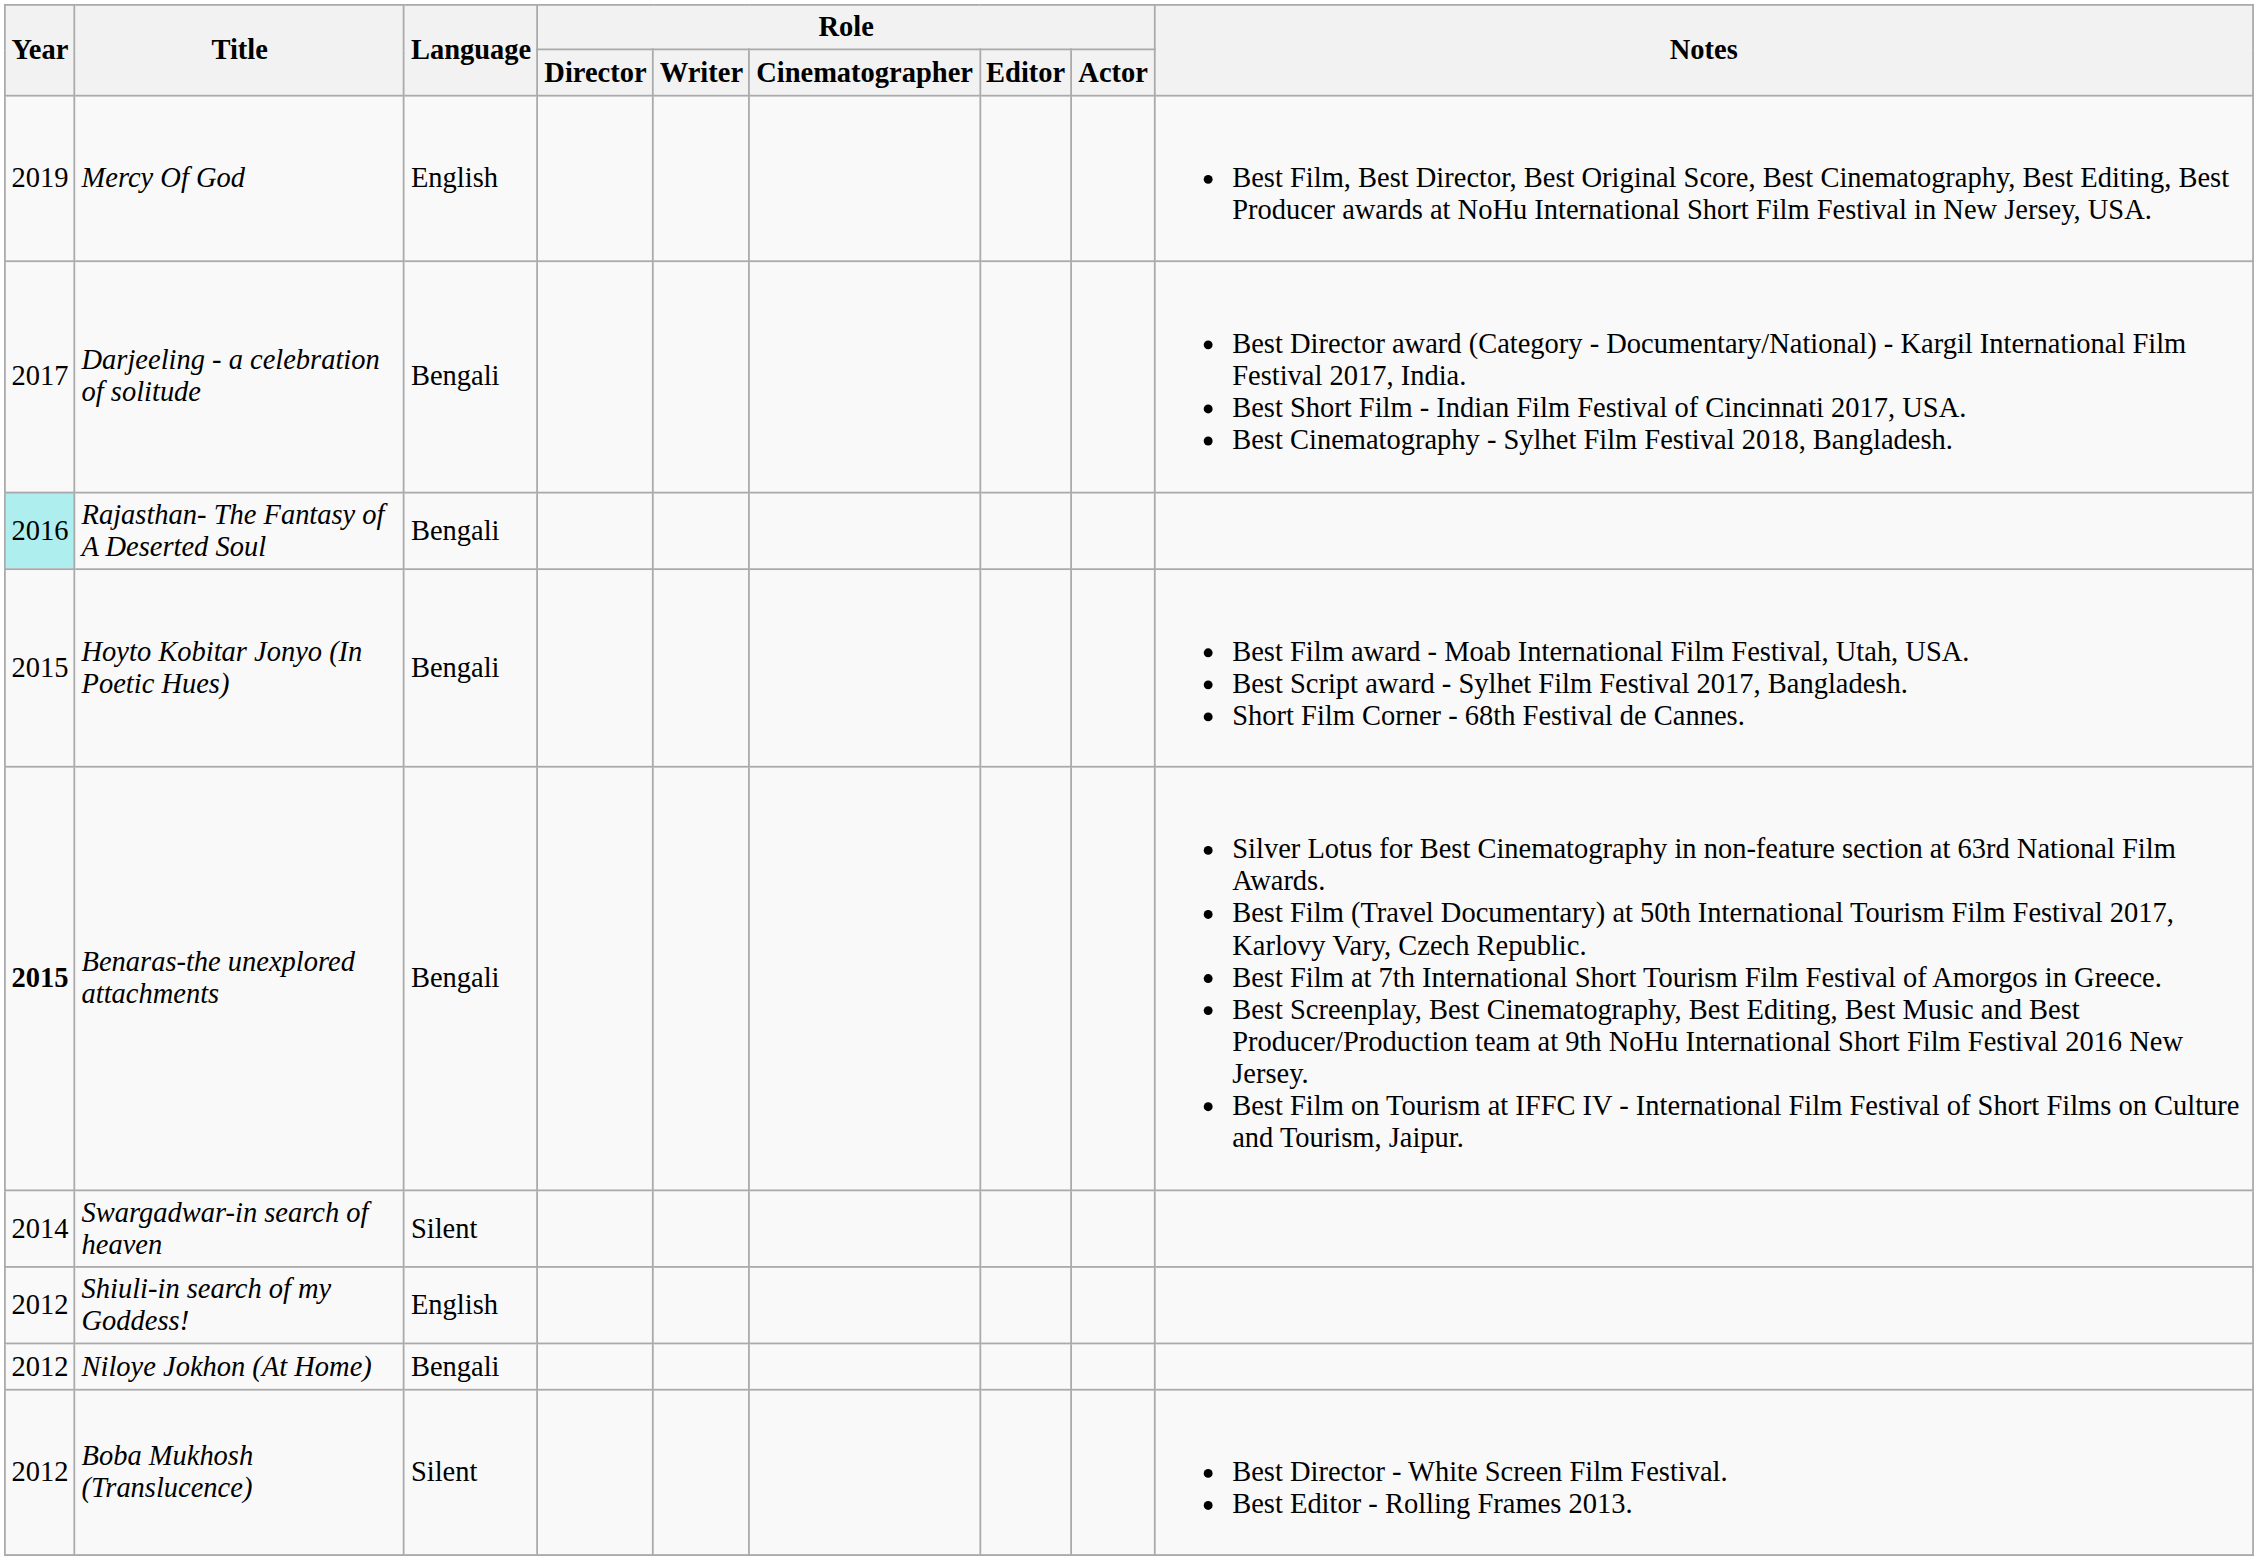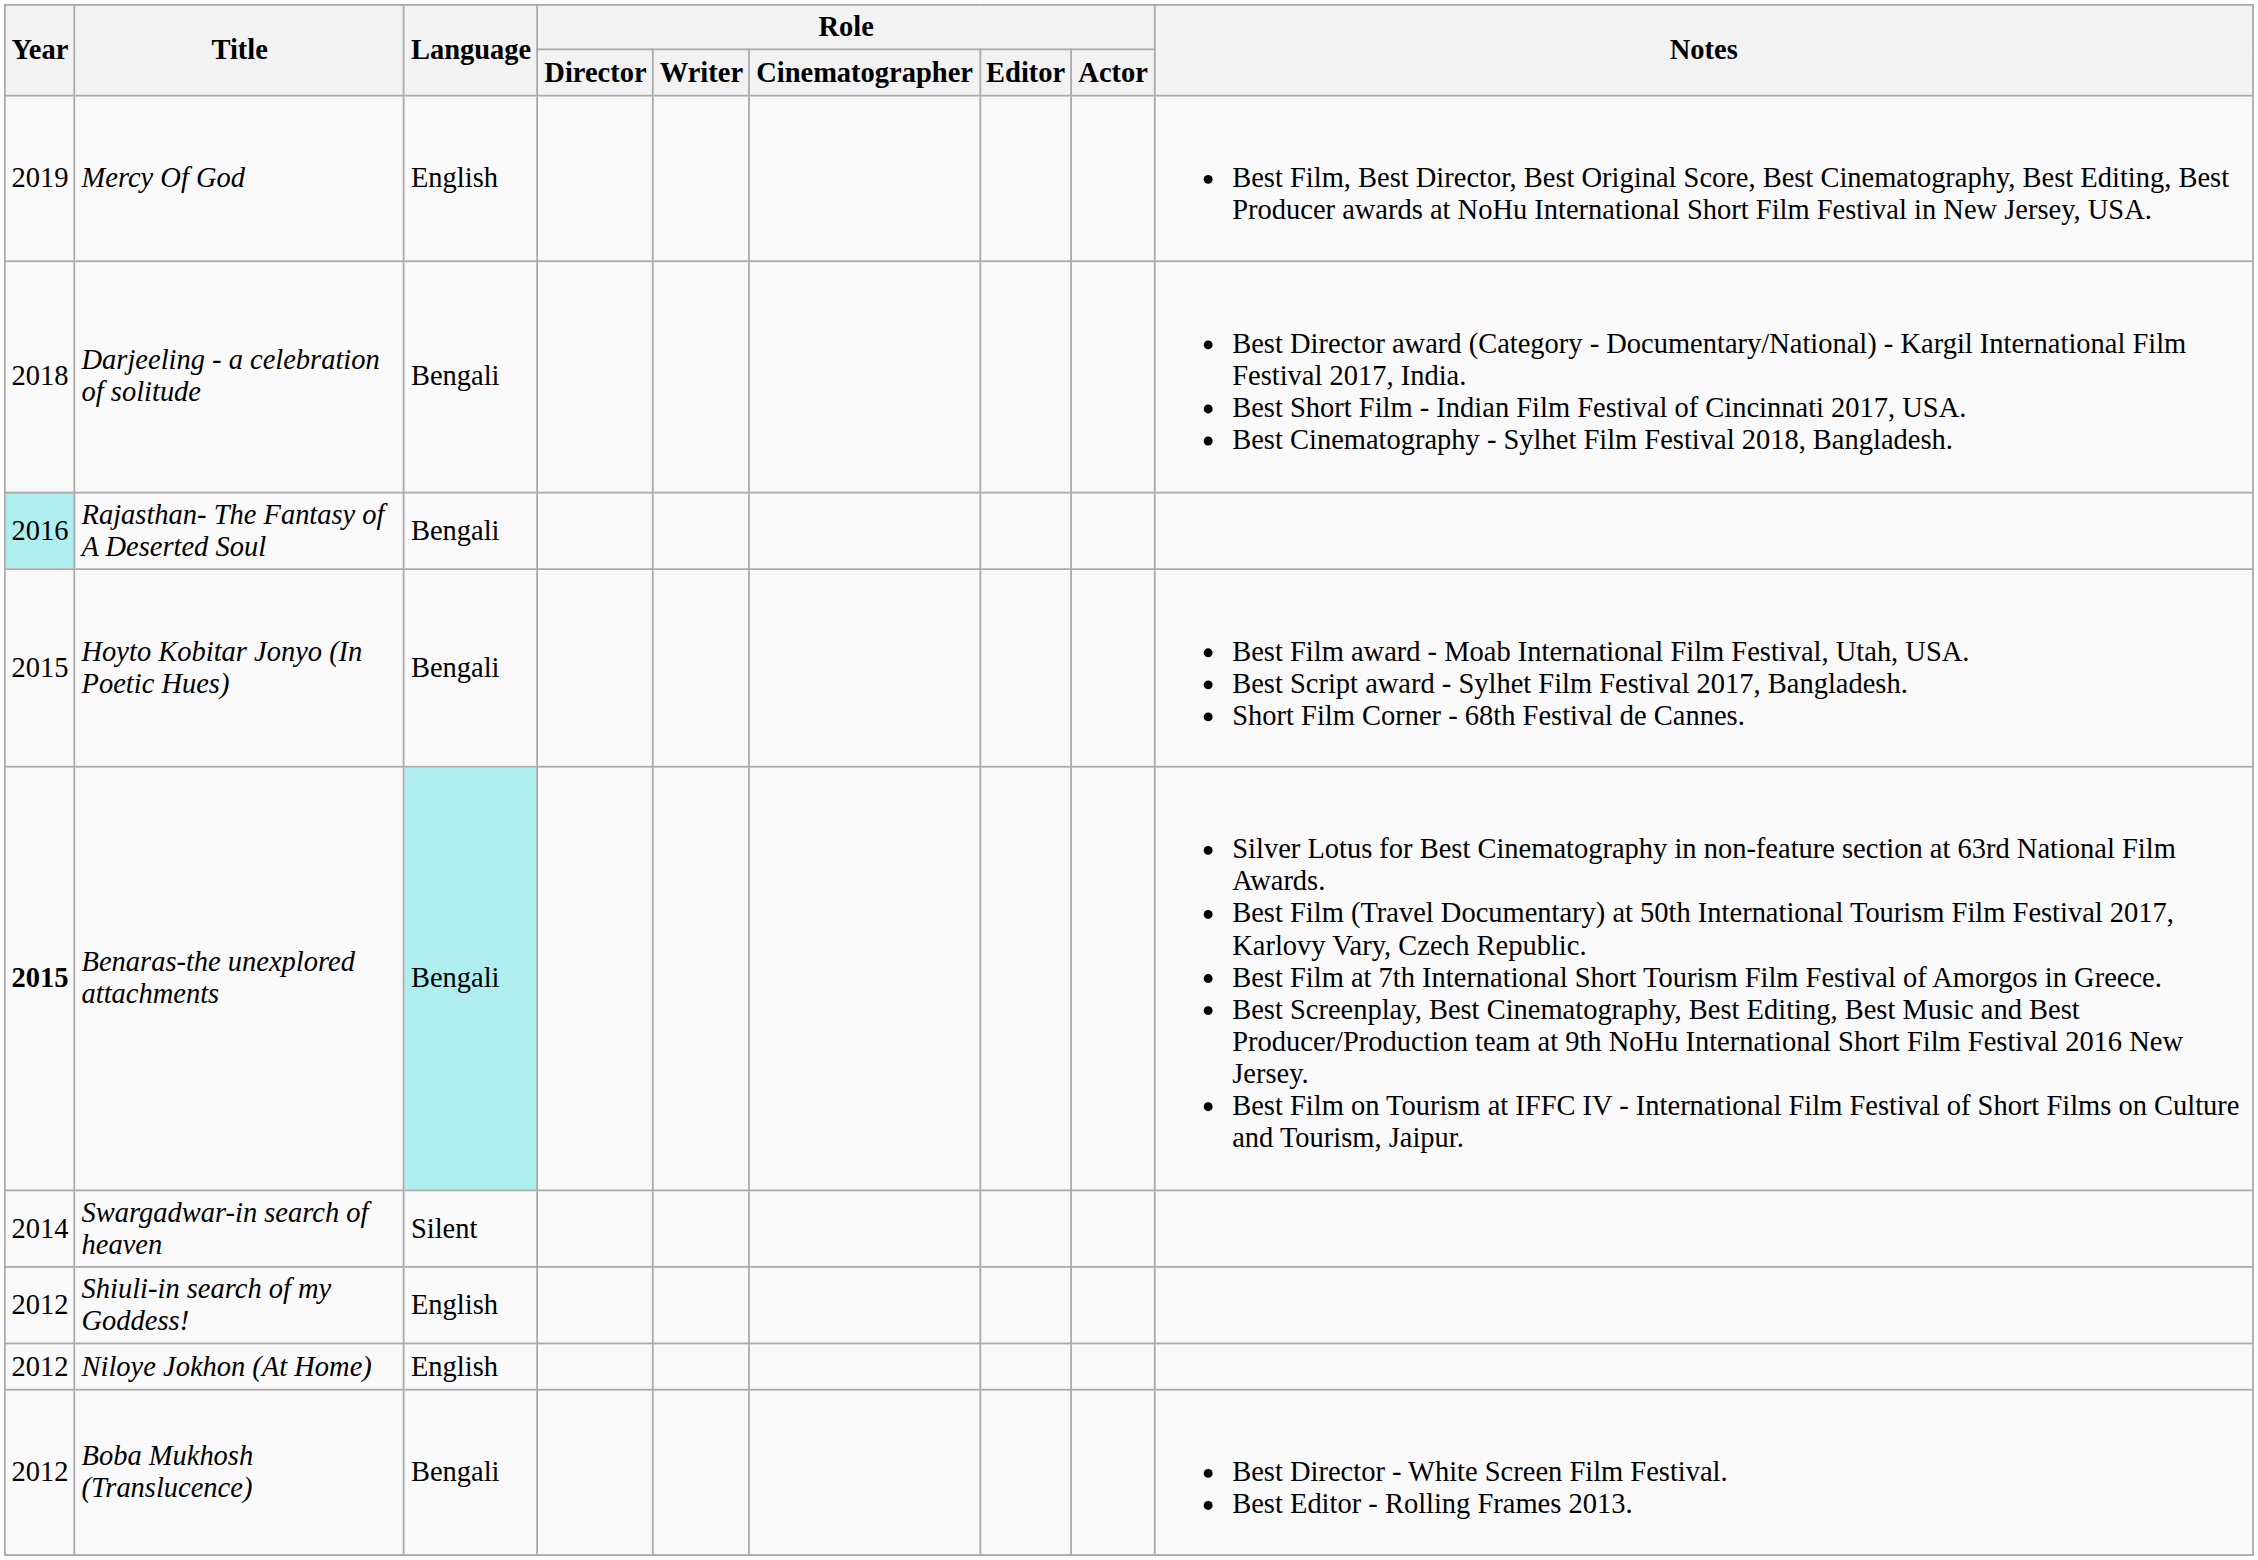(40, 376) 2017 -> (40, 376) 2018
(455, 978) no background -> (455, 978) paleturquoise background
(455, 1366) Bengali -> (454, 1366) English
(444, 1471) Silent -> (455, 1471) Bengali
